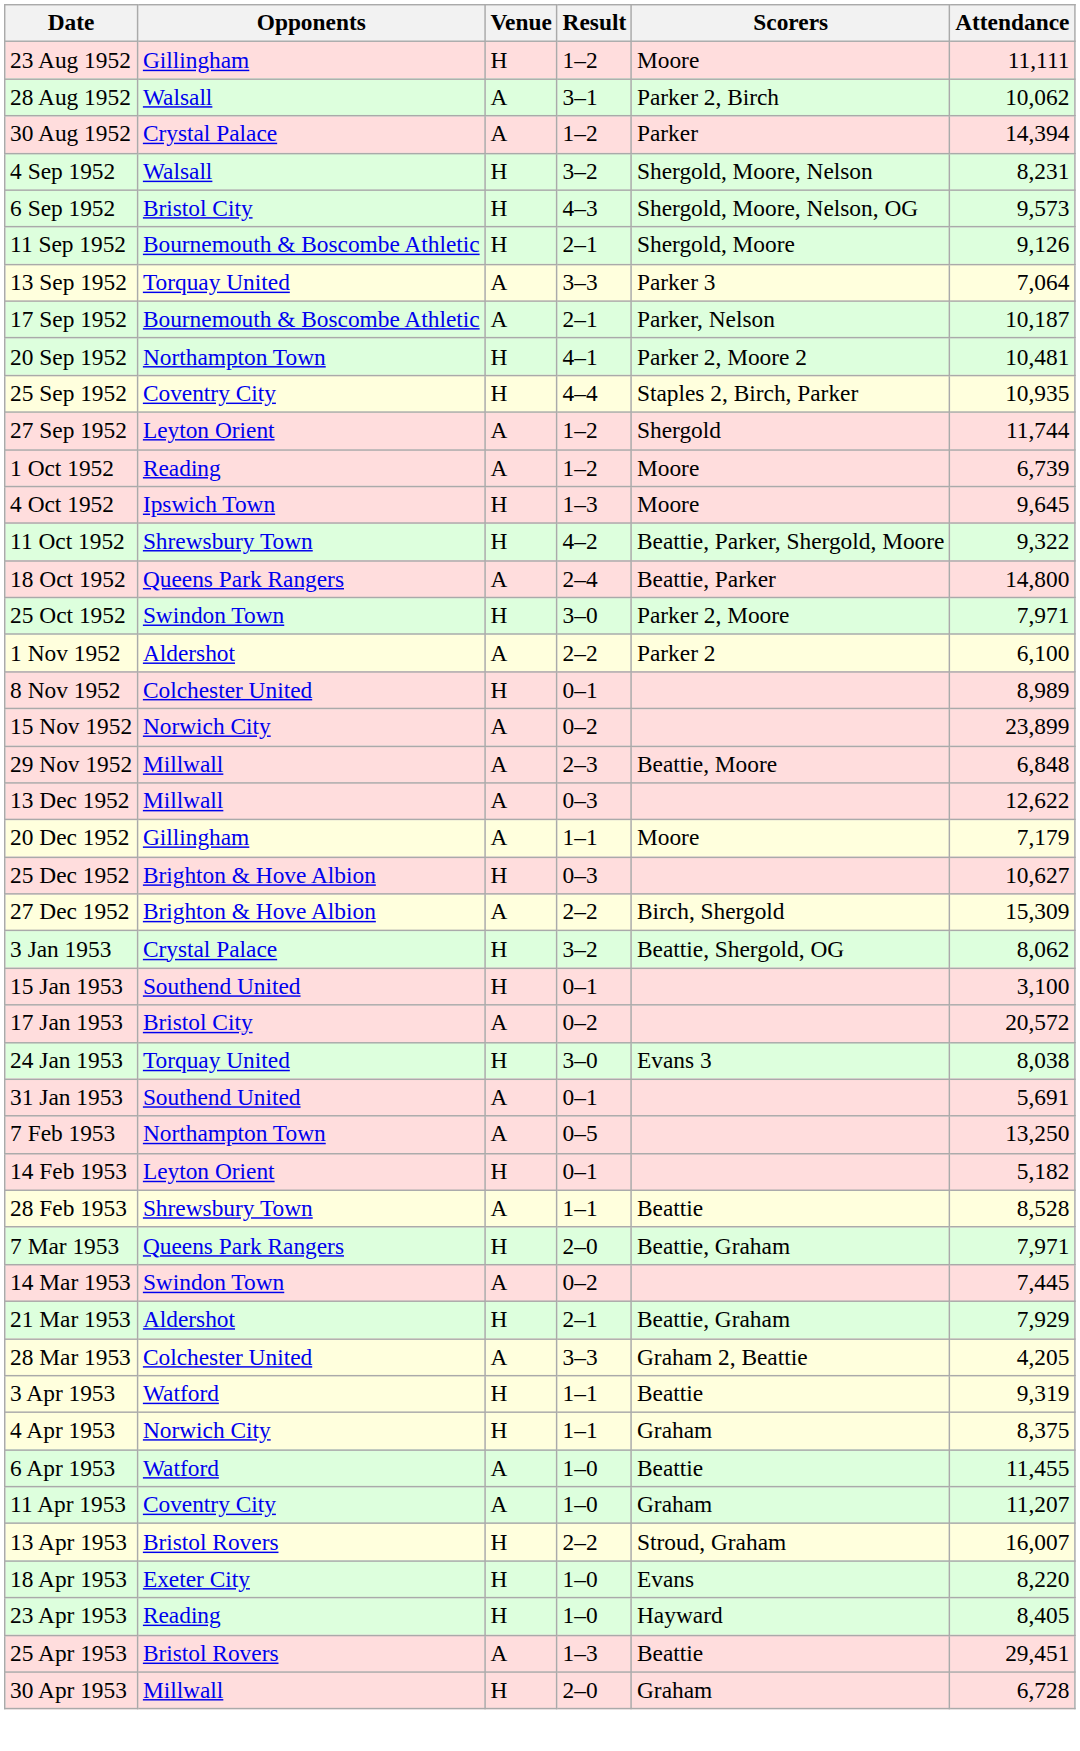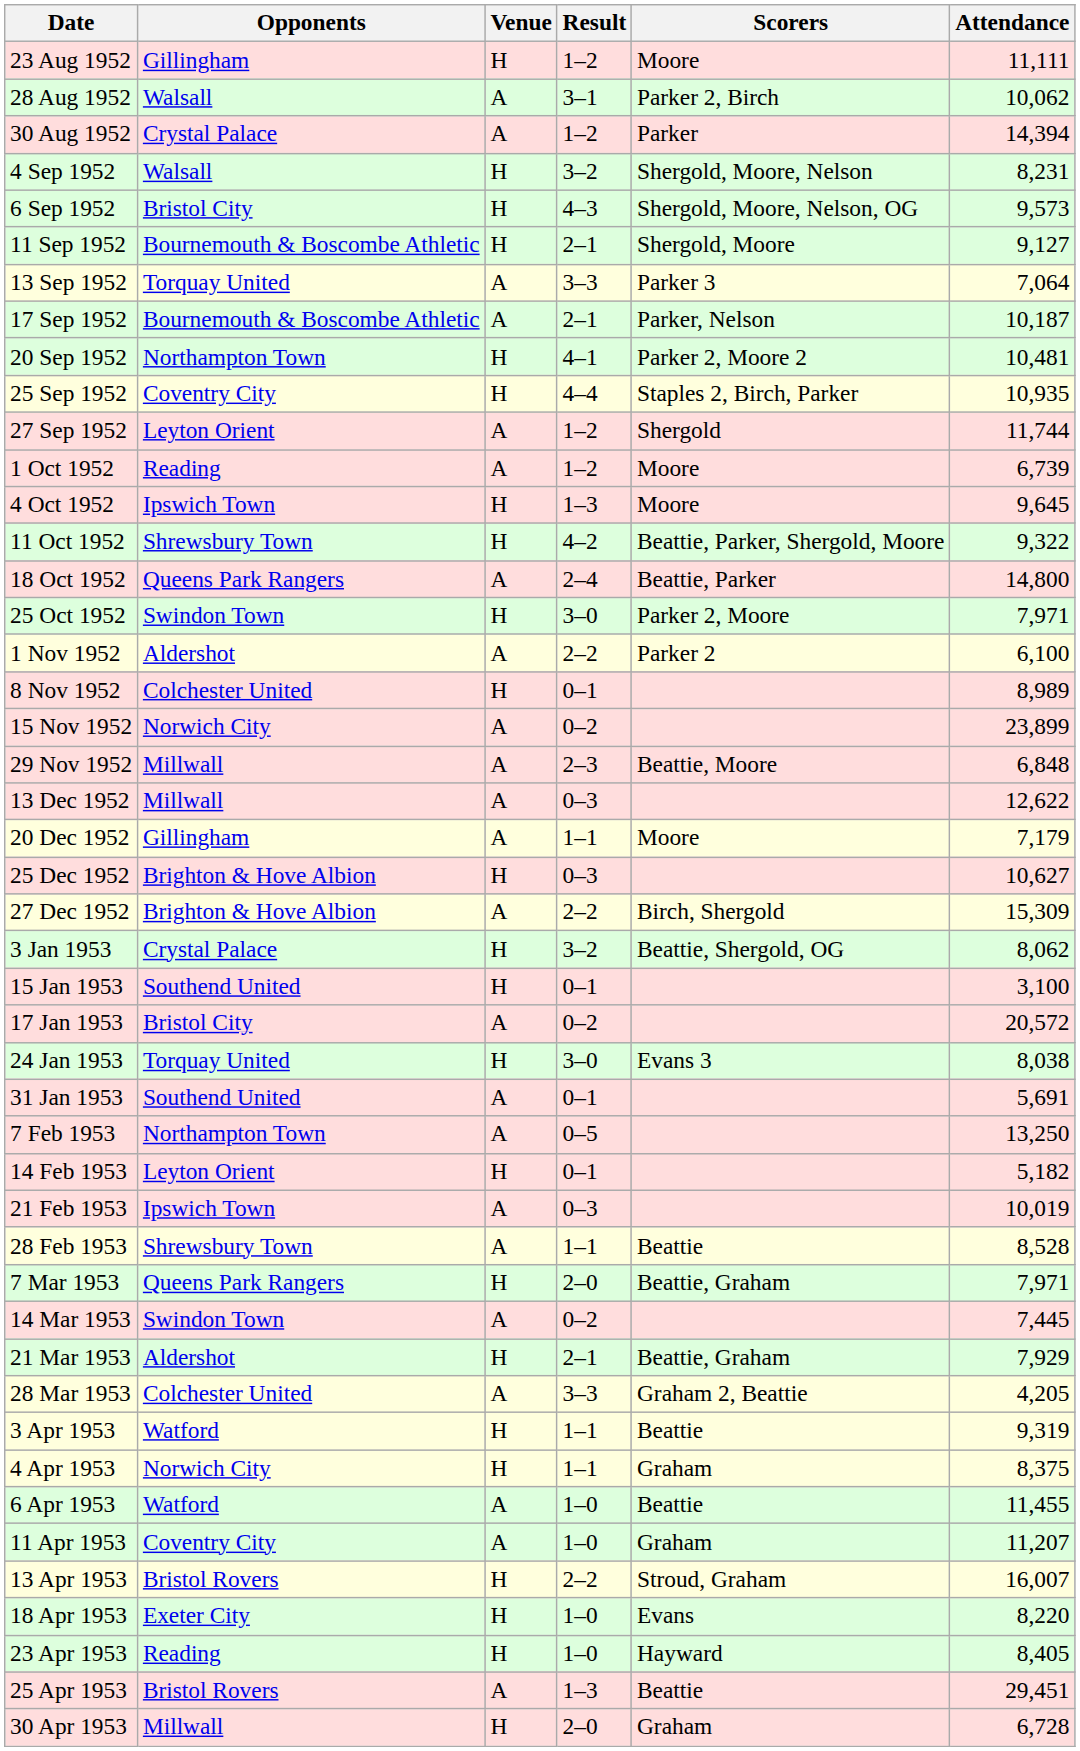(1043, 245) 9,126 -> (1043, 245) 9,127
+ row: (69, 1208)
